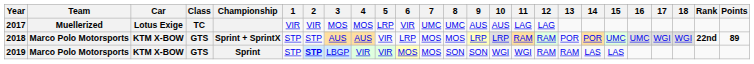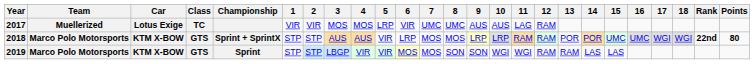(546, 25) LAG -> (546, 25) RAM
(734, 39) 89 -> (734, 39) 80
(314, 52) bold -> (314, 52) normal
